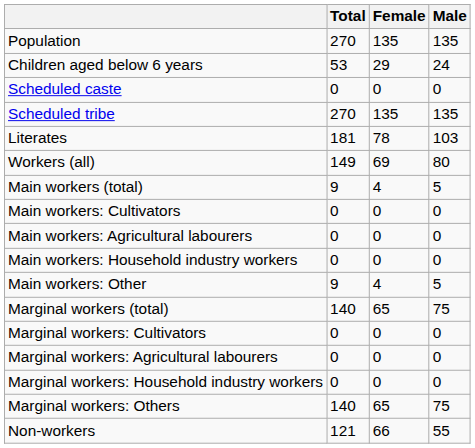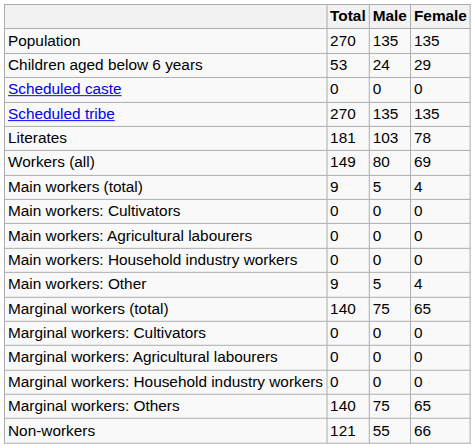columns swapped: (450, 16) <-> (399, 16)
